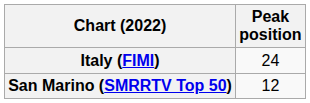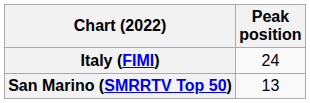(270, 85) 12 -> (270, 85) 13
